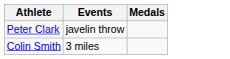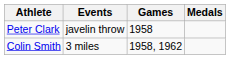+ column: (156, 12)
